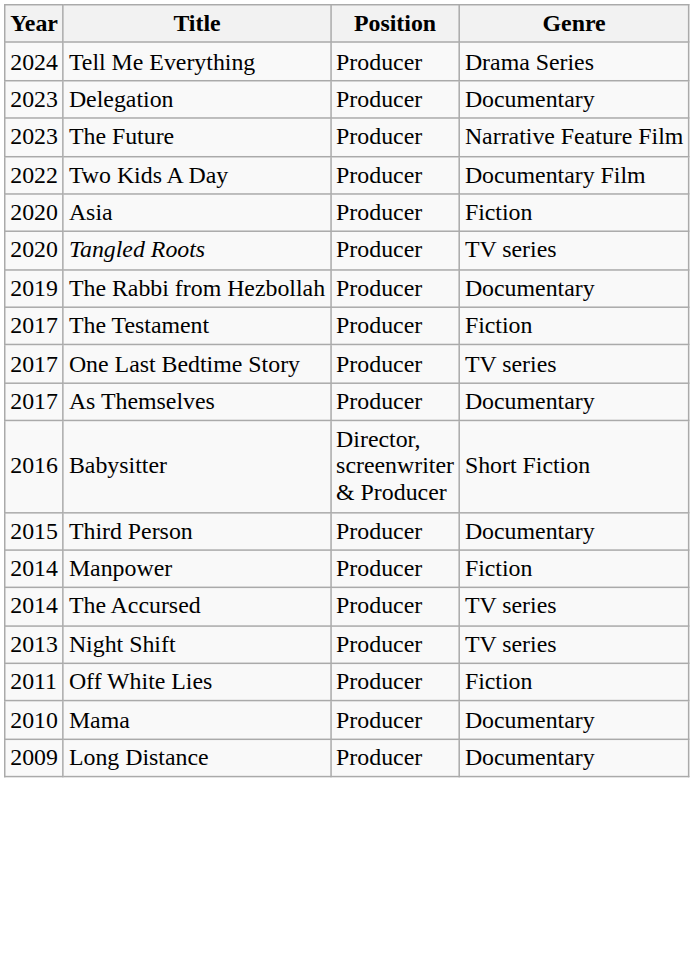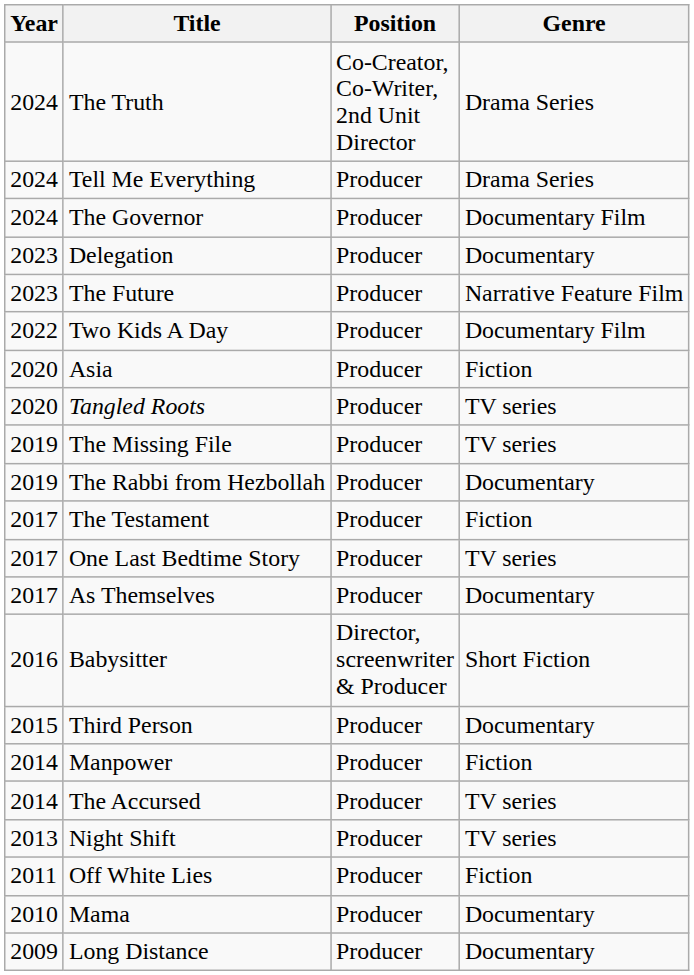+ row: (116, 101)
+ row: (136, 217)
+ row: (150, 444)
